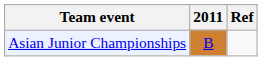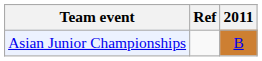columns swapped: (208, 17) <-> (242, 17)
